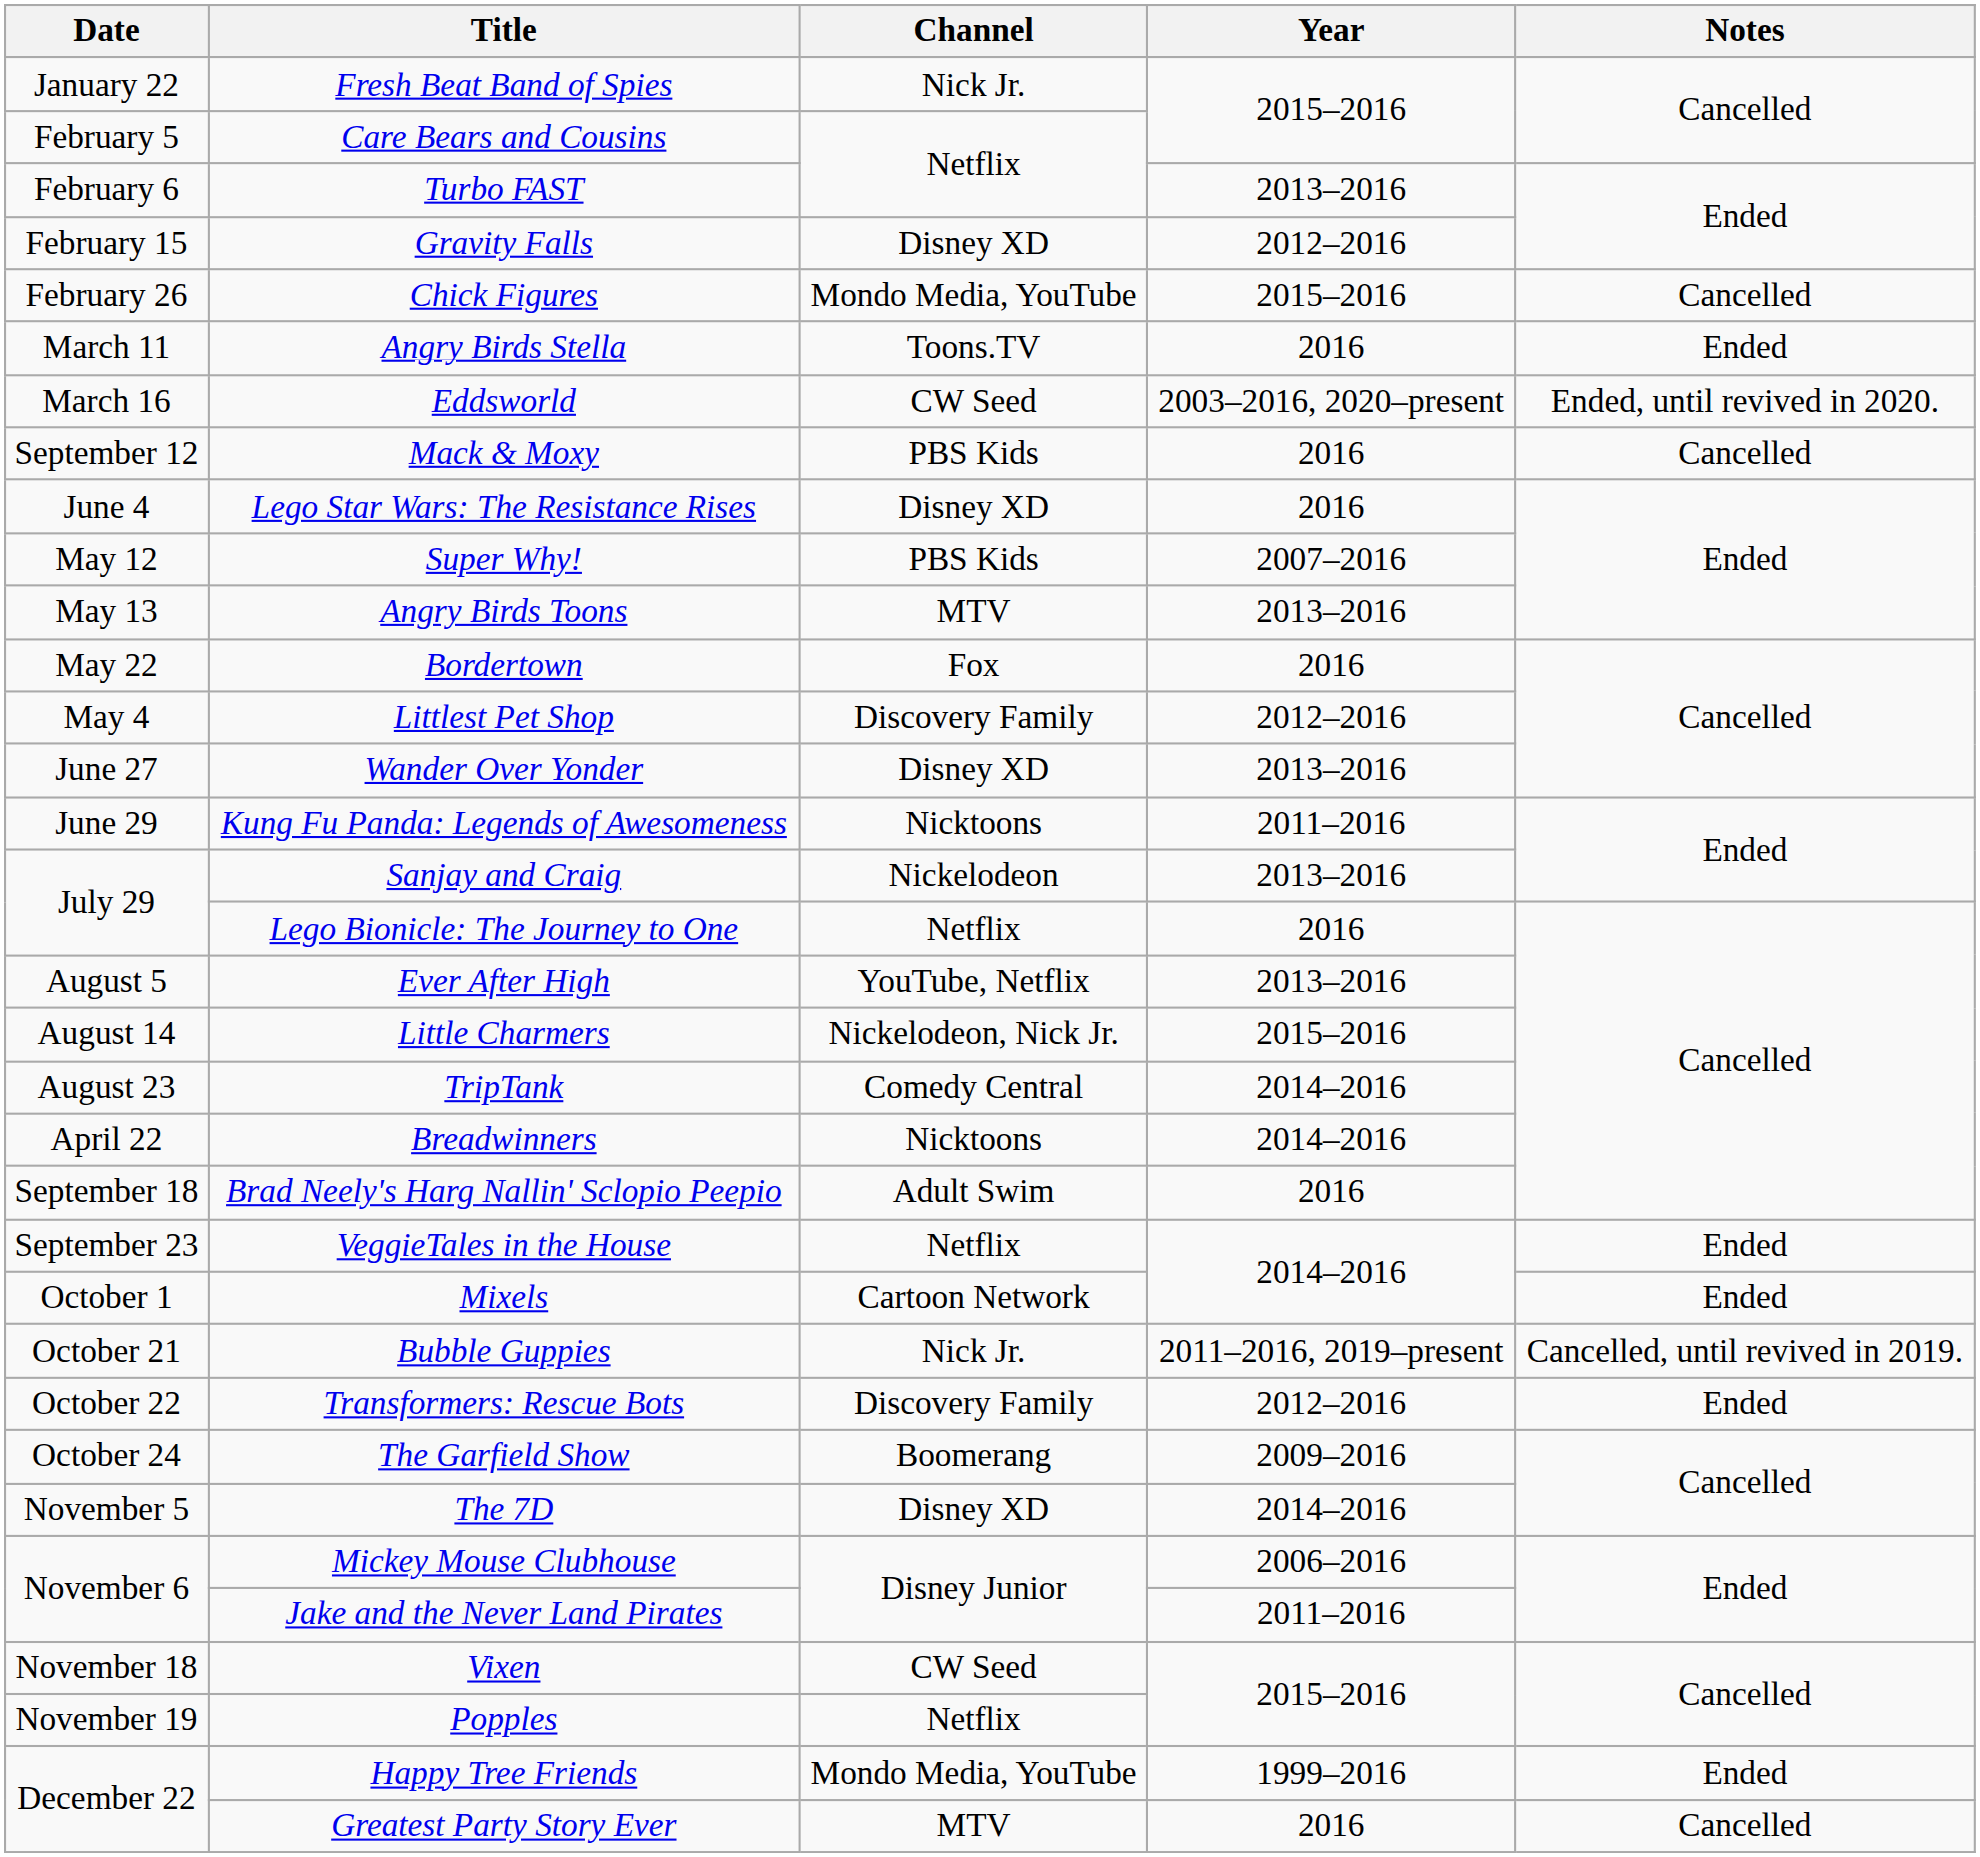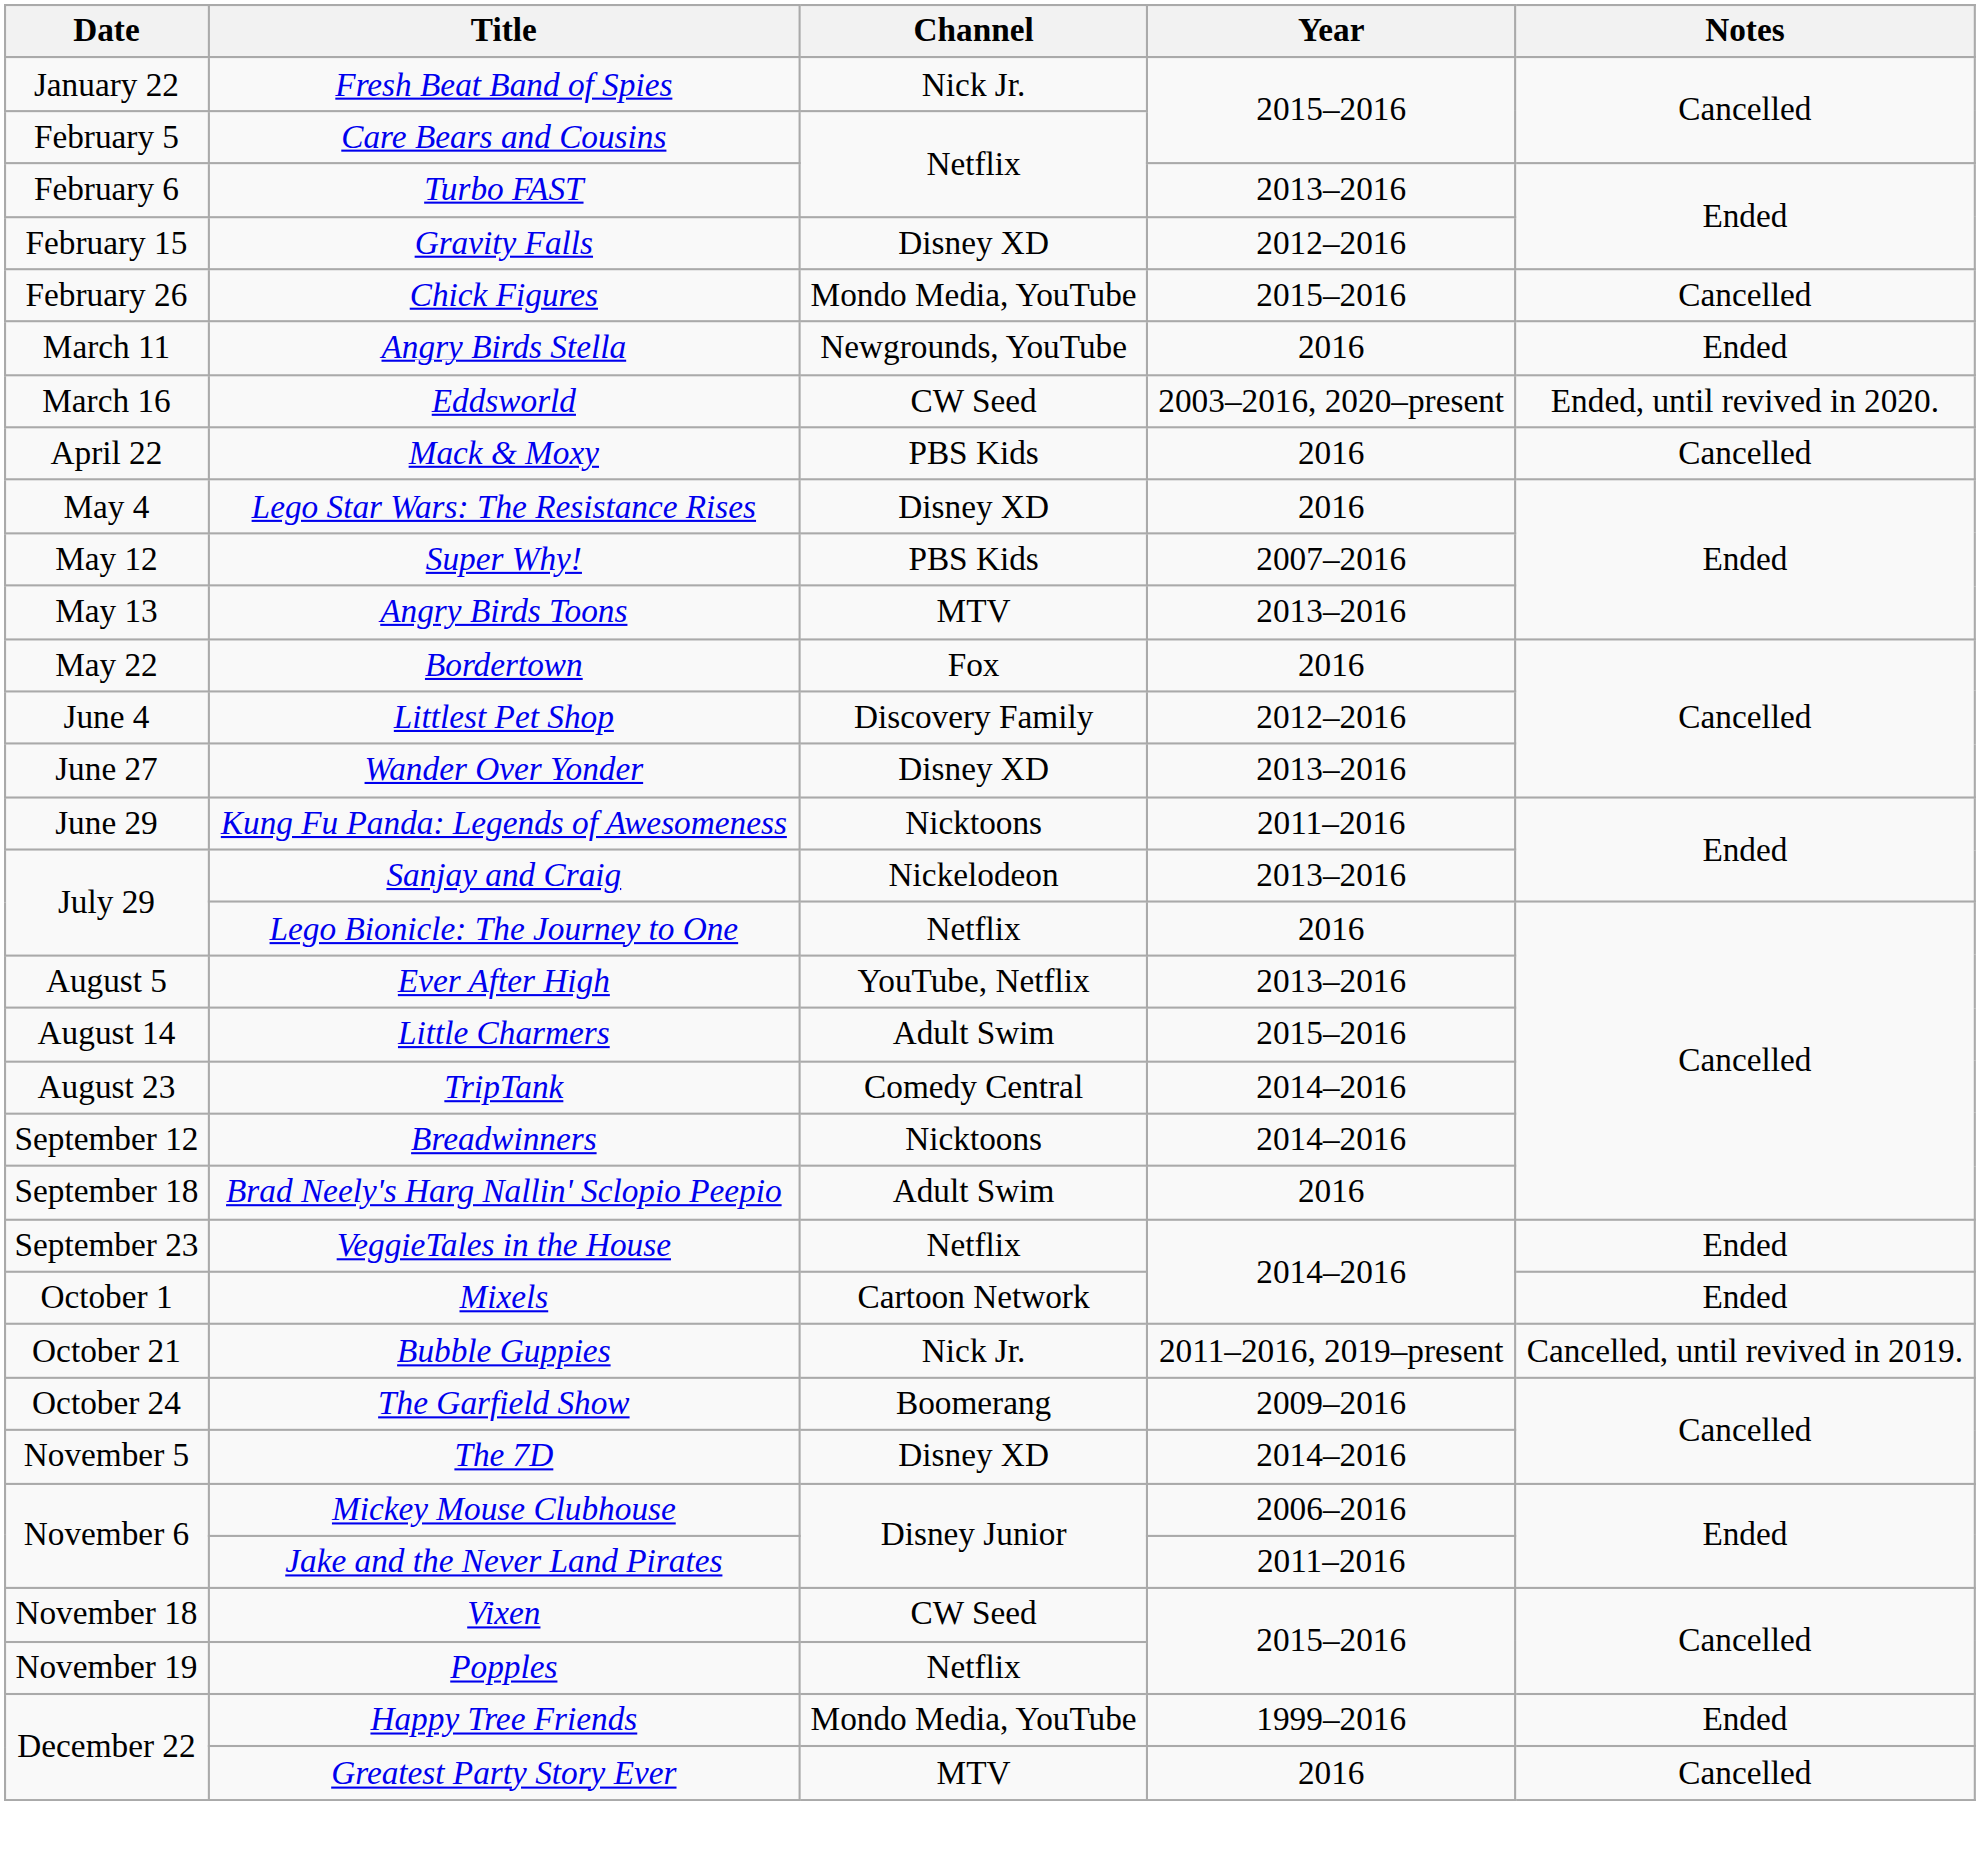(974, 347) Toons.TV -> (974, 347) Newgrounds, YouTube
(106, 453) September 12 -> (106, 453) April 22
(106, 505) June 4 -> (106, 505) May 4
(106, 717) May 4 -> (106, 717) June 4
(974, 1033) Nickelodeon, Nick Jr. -> (974, 1033) Adult Swim
(106, 1139) April 22 -> (106, 1139) September 12
- row: (504, 1403)
